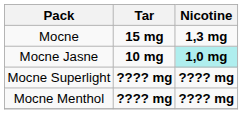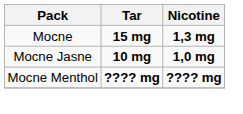(206, 57) paleturquoise background -> (194, 57) no background
- row: (59, 78)
